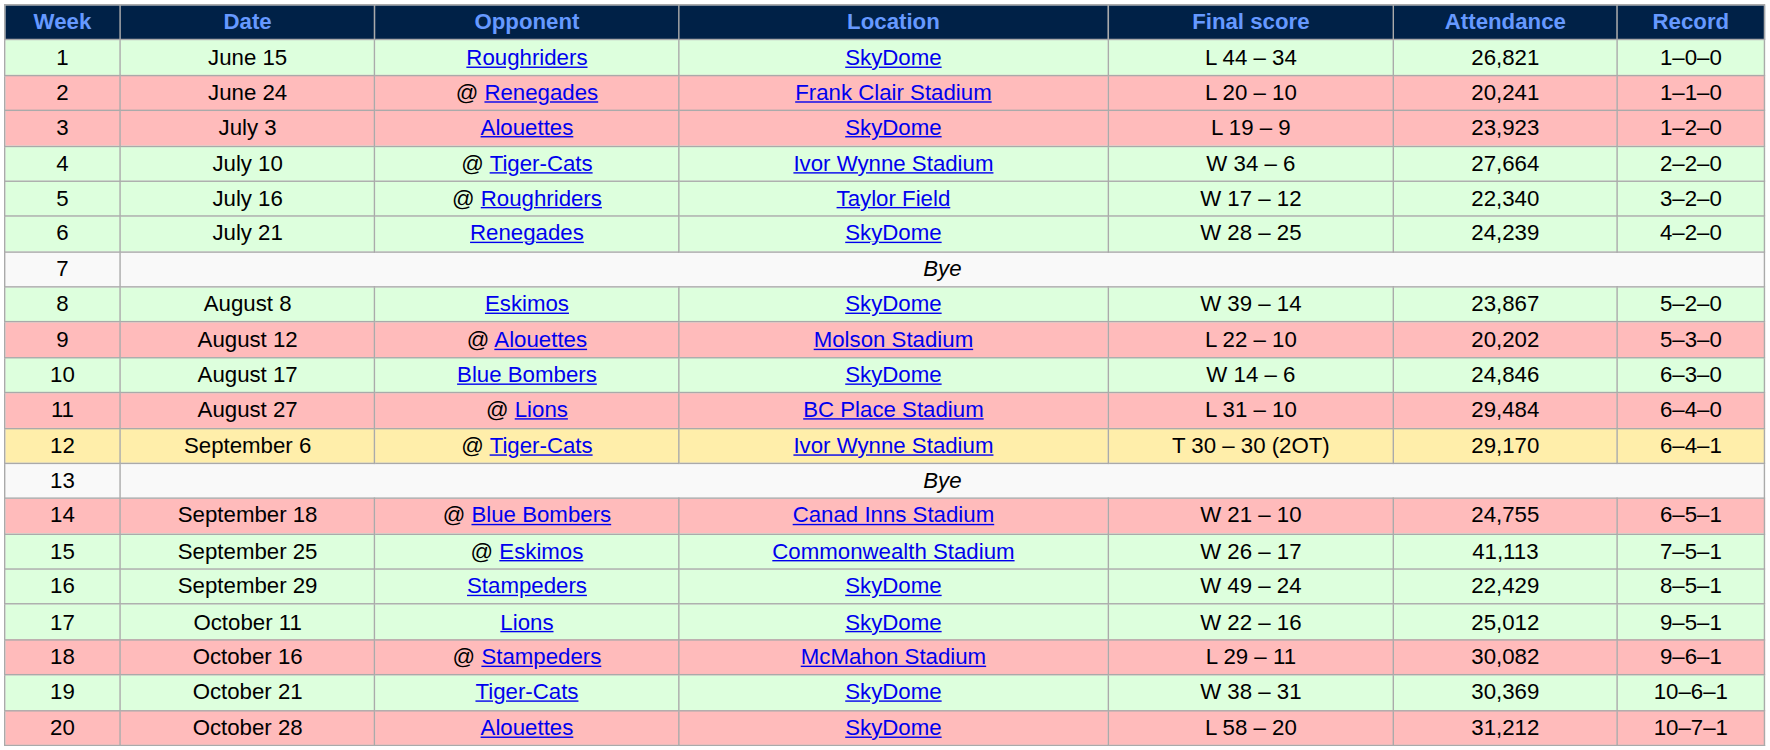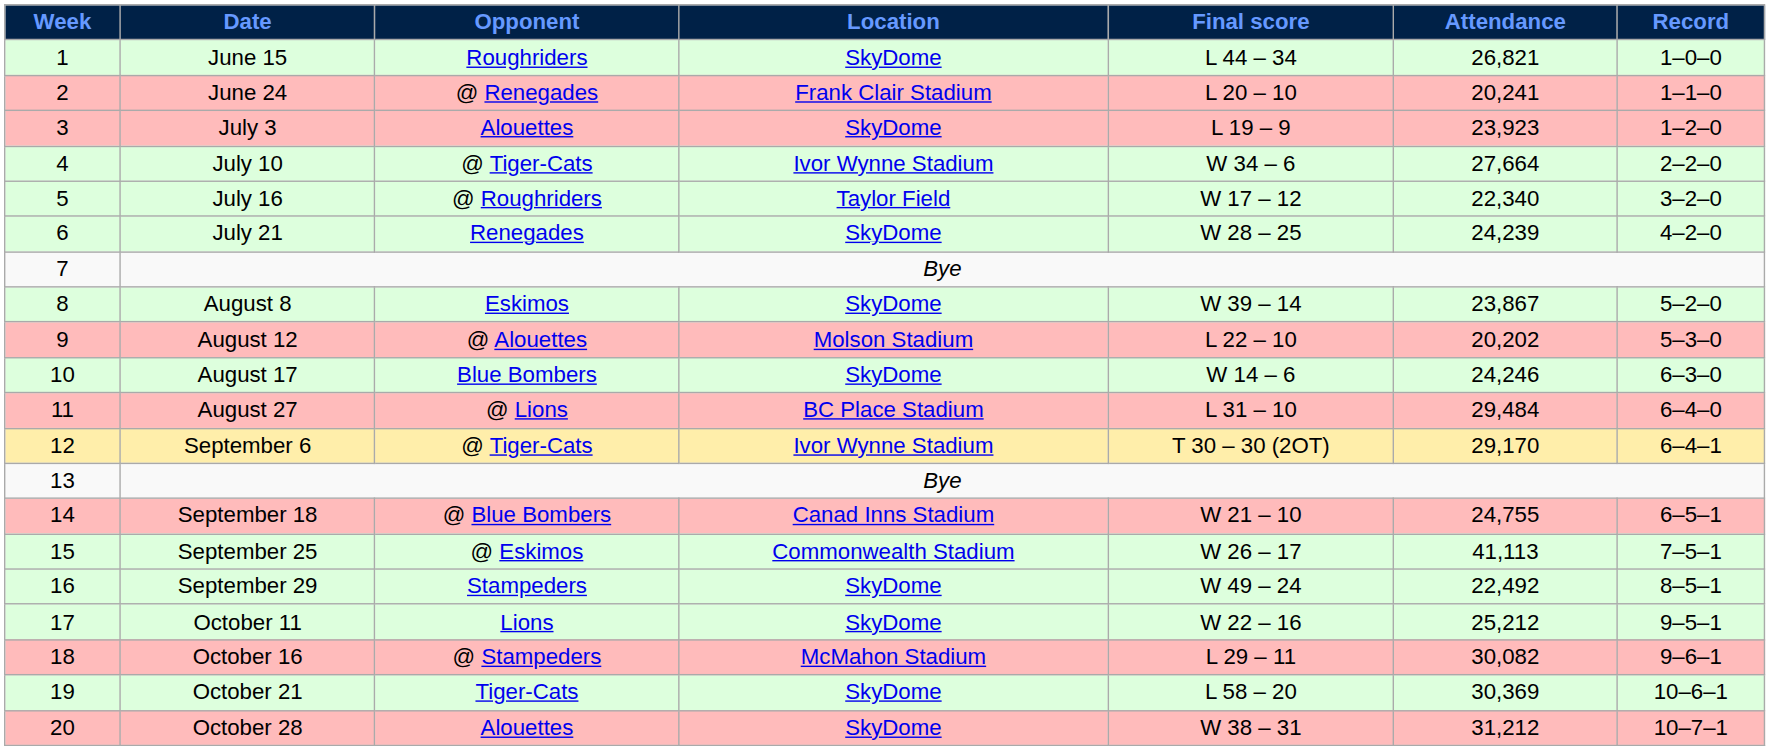(1505, 374) 24,846 -> (1505, 374) 24,246
(1505, 586) 22,429 -> (1505, 586) 22,492
(1505, 621) 25,012 -> (1505, 621) 25,212
(1251, 692) W 38 – 31 -> (1251, 692) L 58 – 20
(1251, 727) L 58 – 20 -> (1251, 727) W 38 – 31
